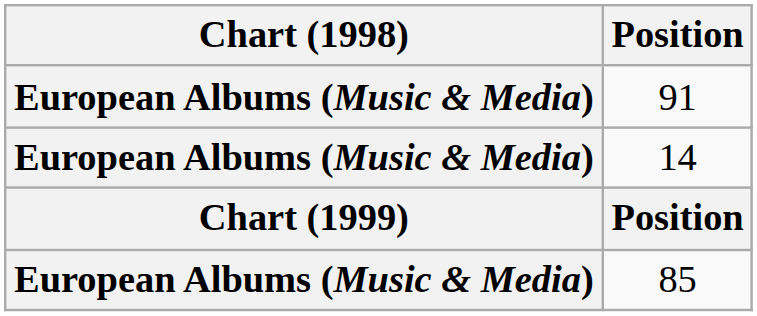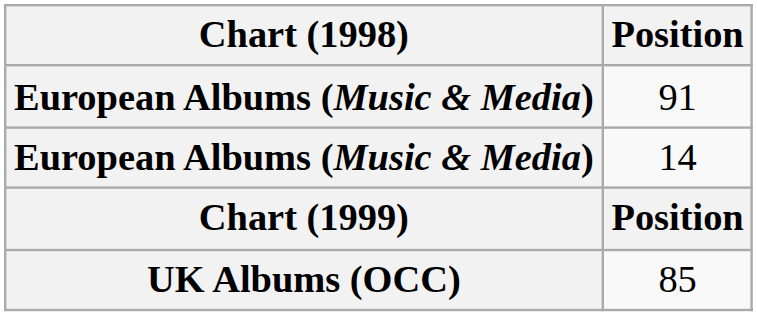(304, 278) European Albums (Music & Media) -> (304, 278) UK Albums (OCC)
